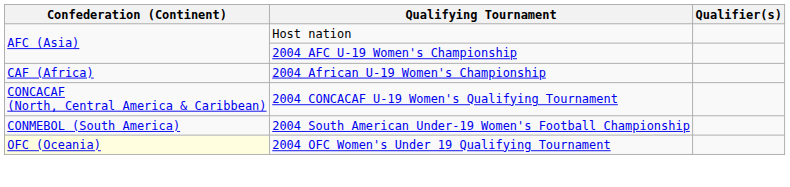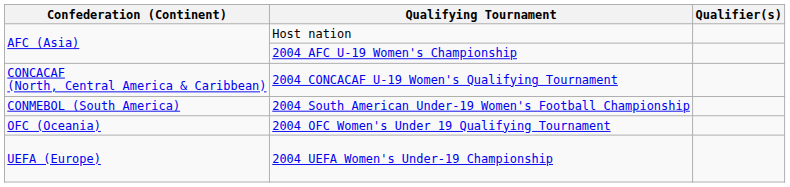- row: (409, 73)
(54, 145) lightyellow background -> (54, 125) no background
+ row: (413, 159)
